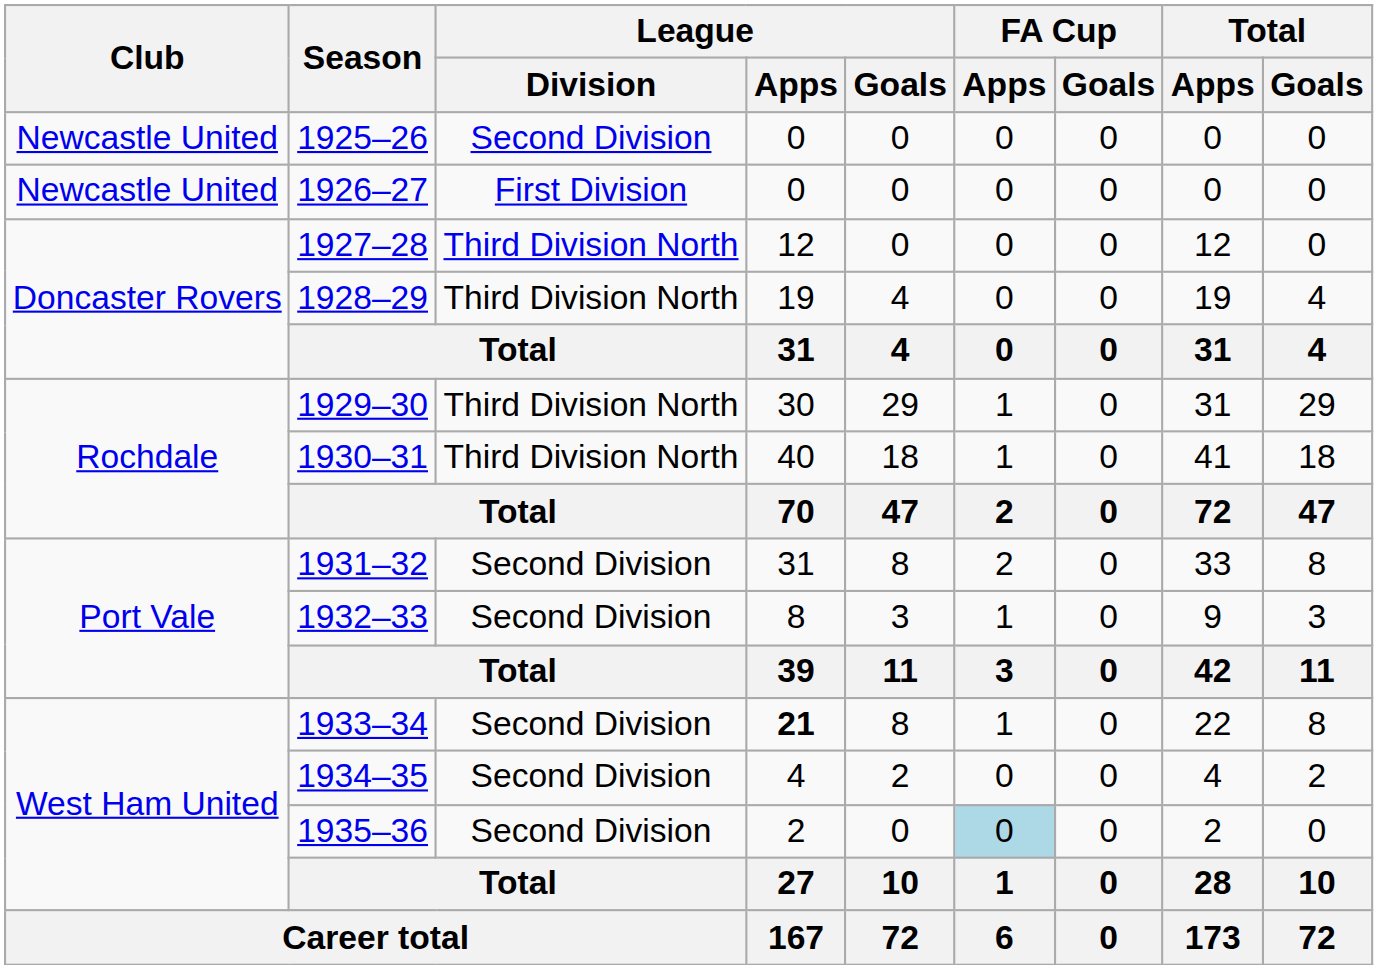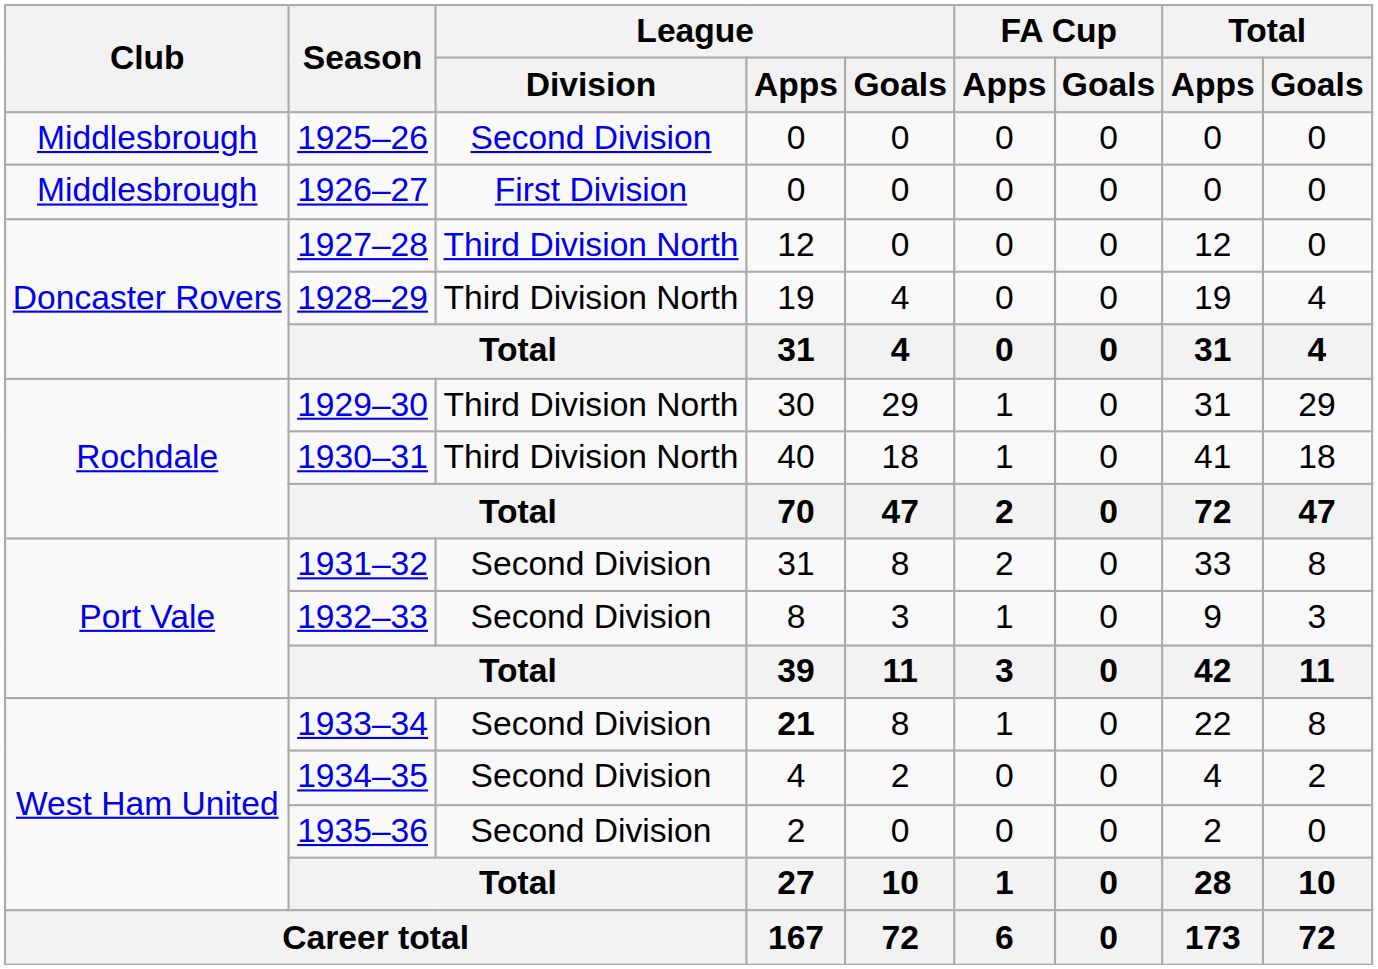(147, 137) Newcastle United -> (147, 137) Middlesbrough
(147, 191) Newcastle United -> (147, 191) Middlesbrough
(1004, 830) lightblue background -> (1004, 830) no background
